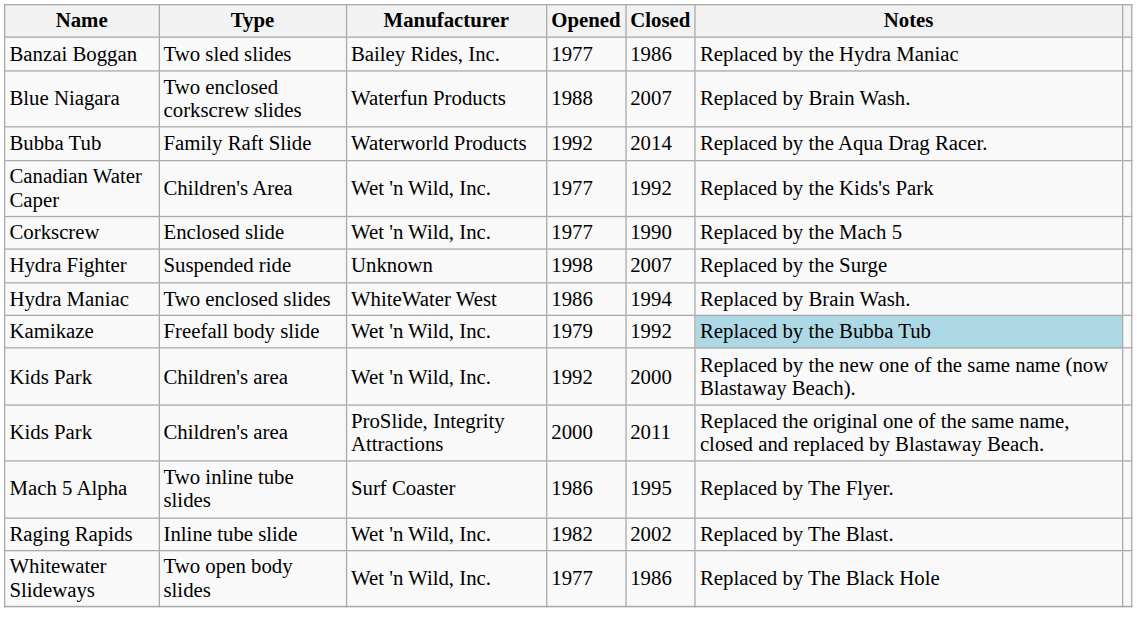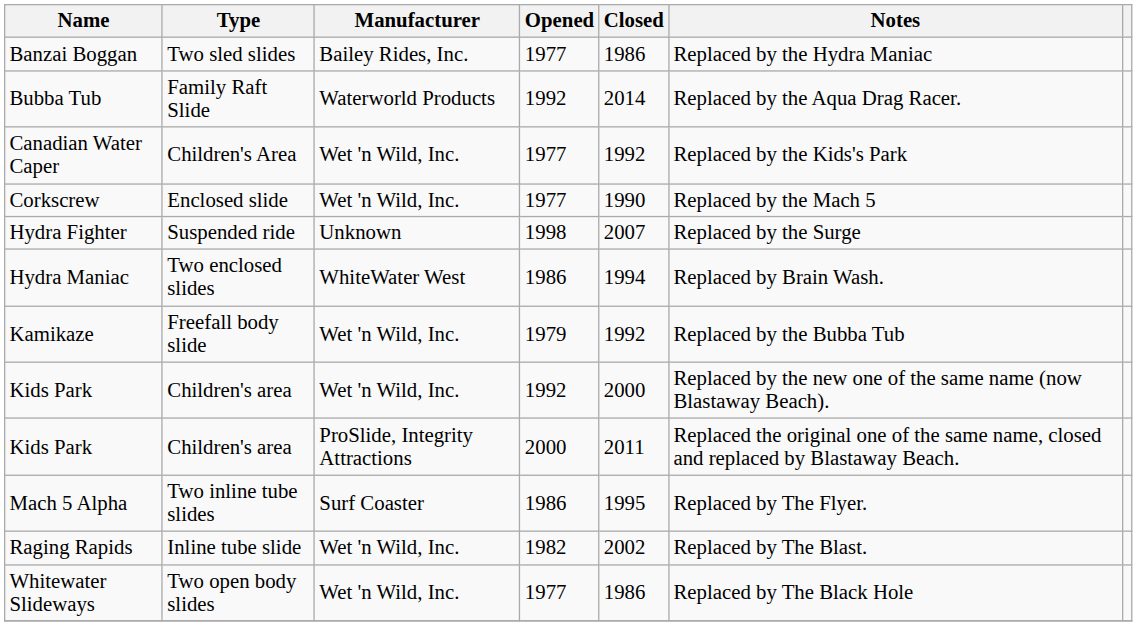- row: (65, 98)
(815, 331) lightblue background -> (789, 333) no background
